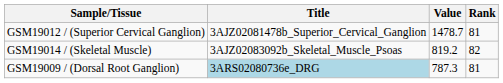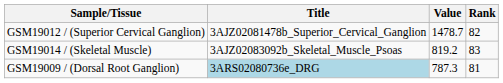(474, 31) 81 -> (474, 31) 82
(474, 50) 82 -> (474, 50) 83
